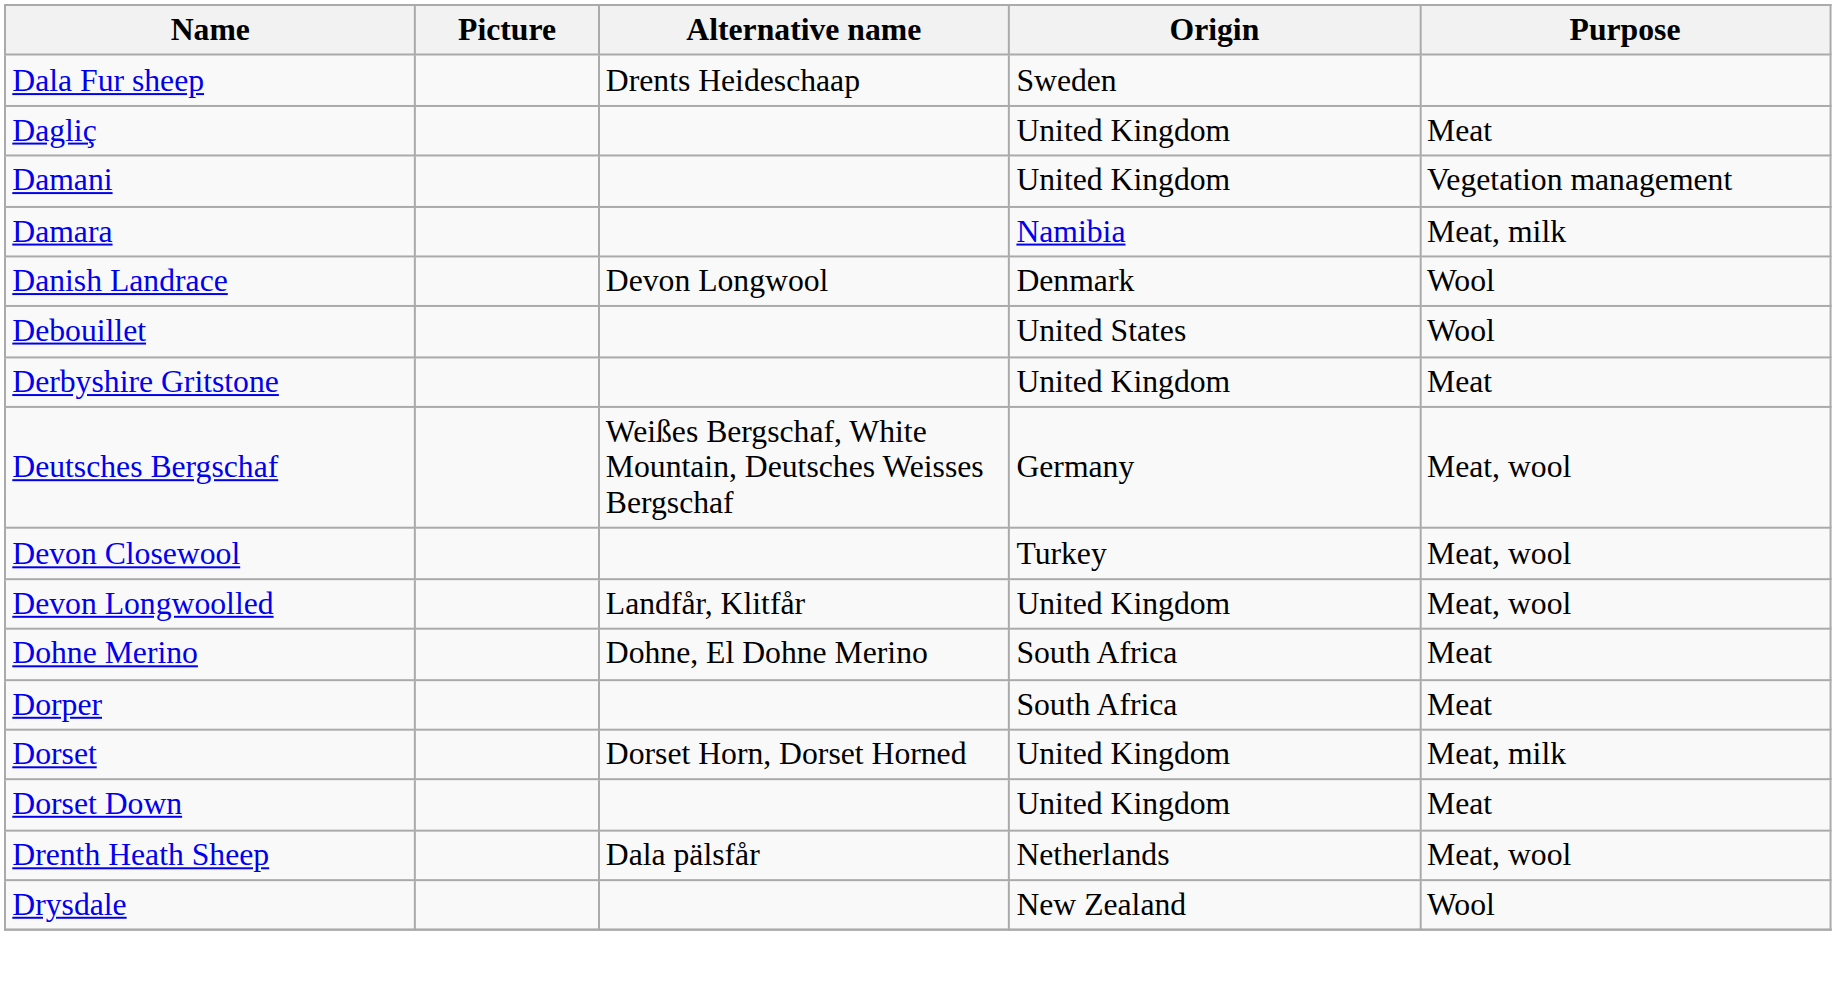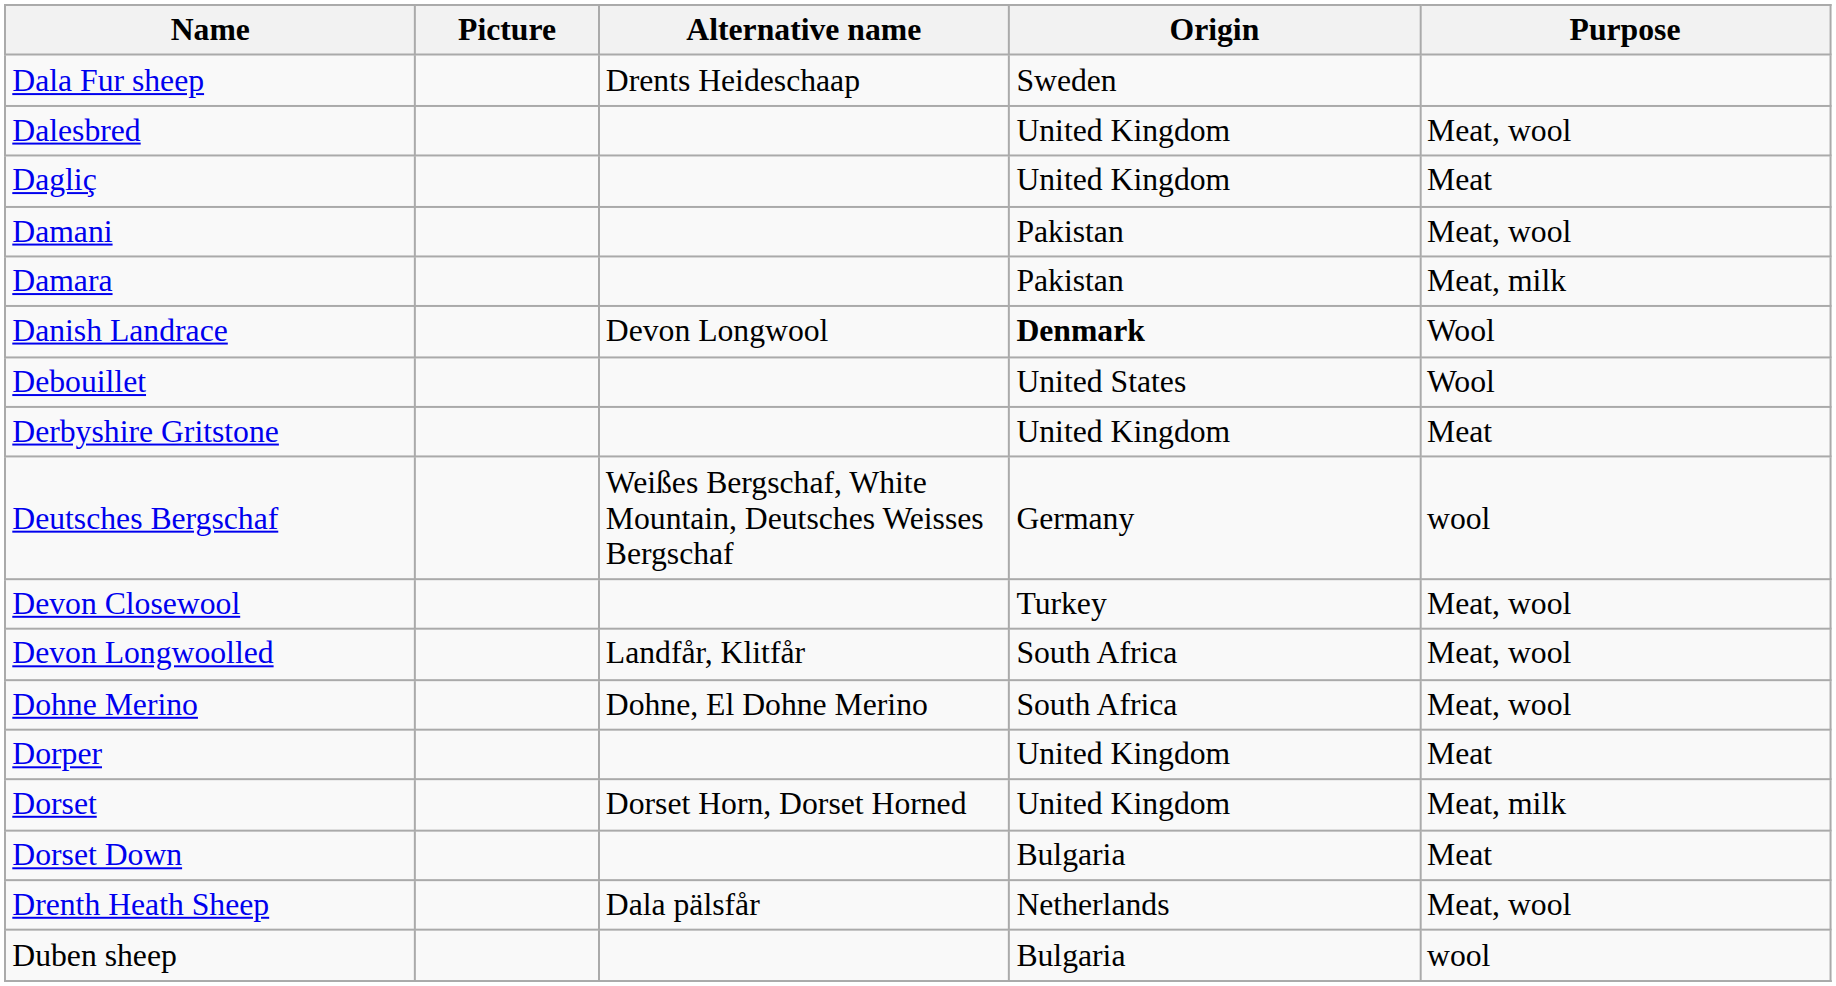+ row: (77, 130)
(1123, 180) United Kingdom -> (1070, 230) Pakistan
(1580, 180) Vegetation management -> (1499, 230) Meat, wool
(1071, 230) Namibia -> (1070, 280) Pakistan
(1075, 280) normal -> (1081, 331) bold
(1499, 467) Meat, wool -> (1459, 517) wool
(1123, 603) United Kingdom -> (1097, 653) South Africa
(1460, 653) Meat -> (1499, 703) Meat, wool
(1097, 703) South Africa -> (1123, 754) United Kingdom
(1123, 804) United Kingdom -> (1071, 854) Bulgaria
- row: (69, 904)
+ row: (95, 955)
